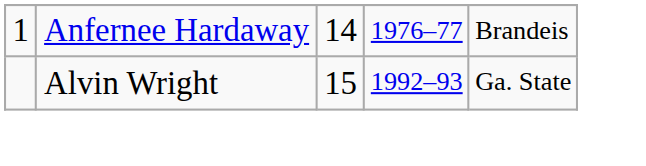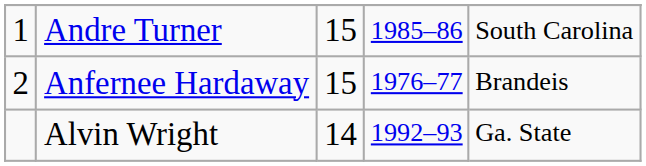+ row: (133, 30)
(21, 30) 1 -> (21, 82) 2
(341, 30) 14 -> (341, 82) 15
(341, 82) 15 -> (341, 134) 14
